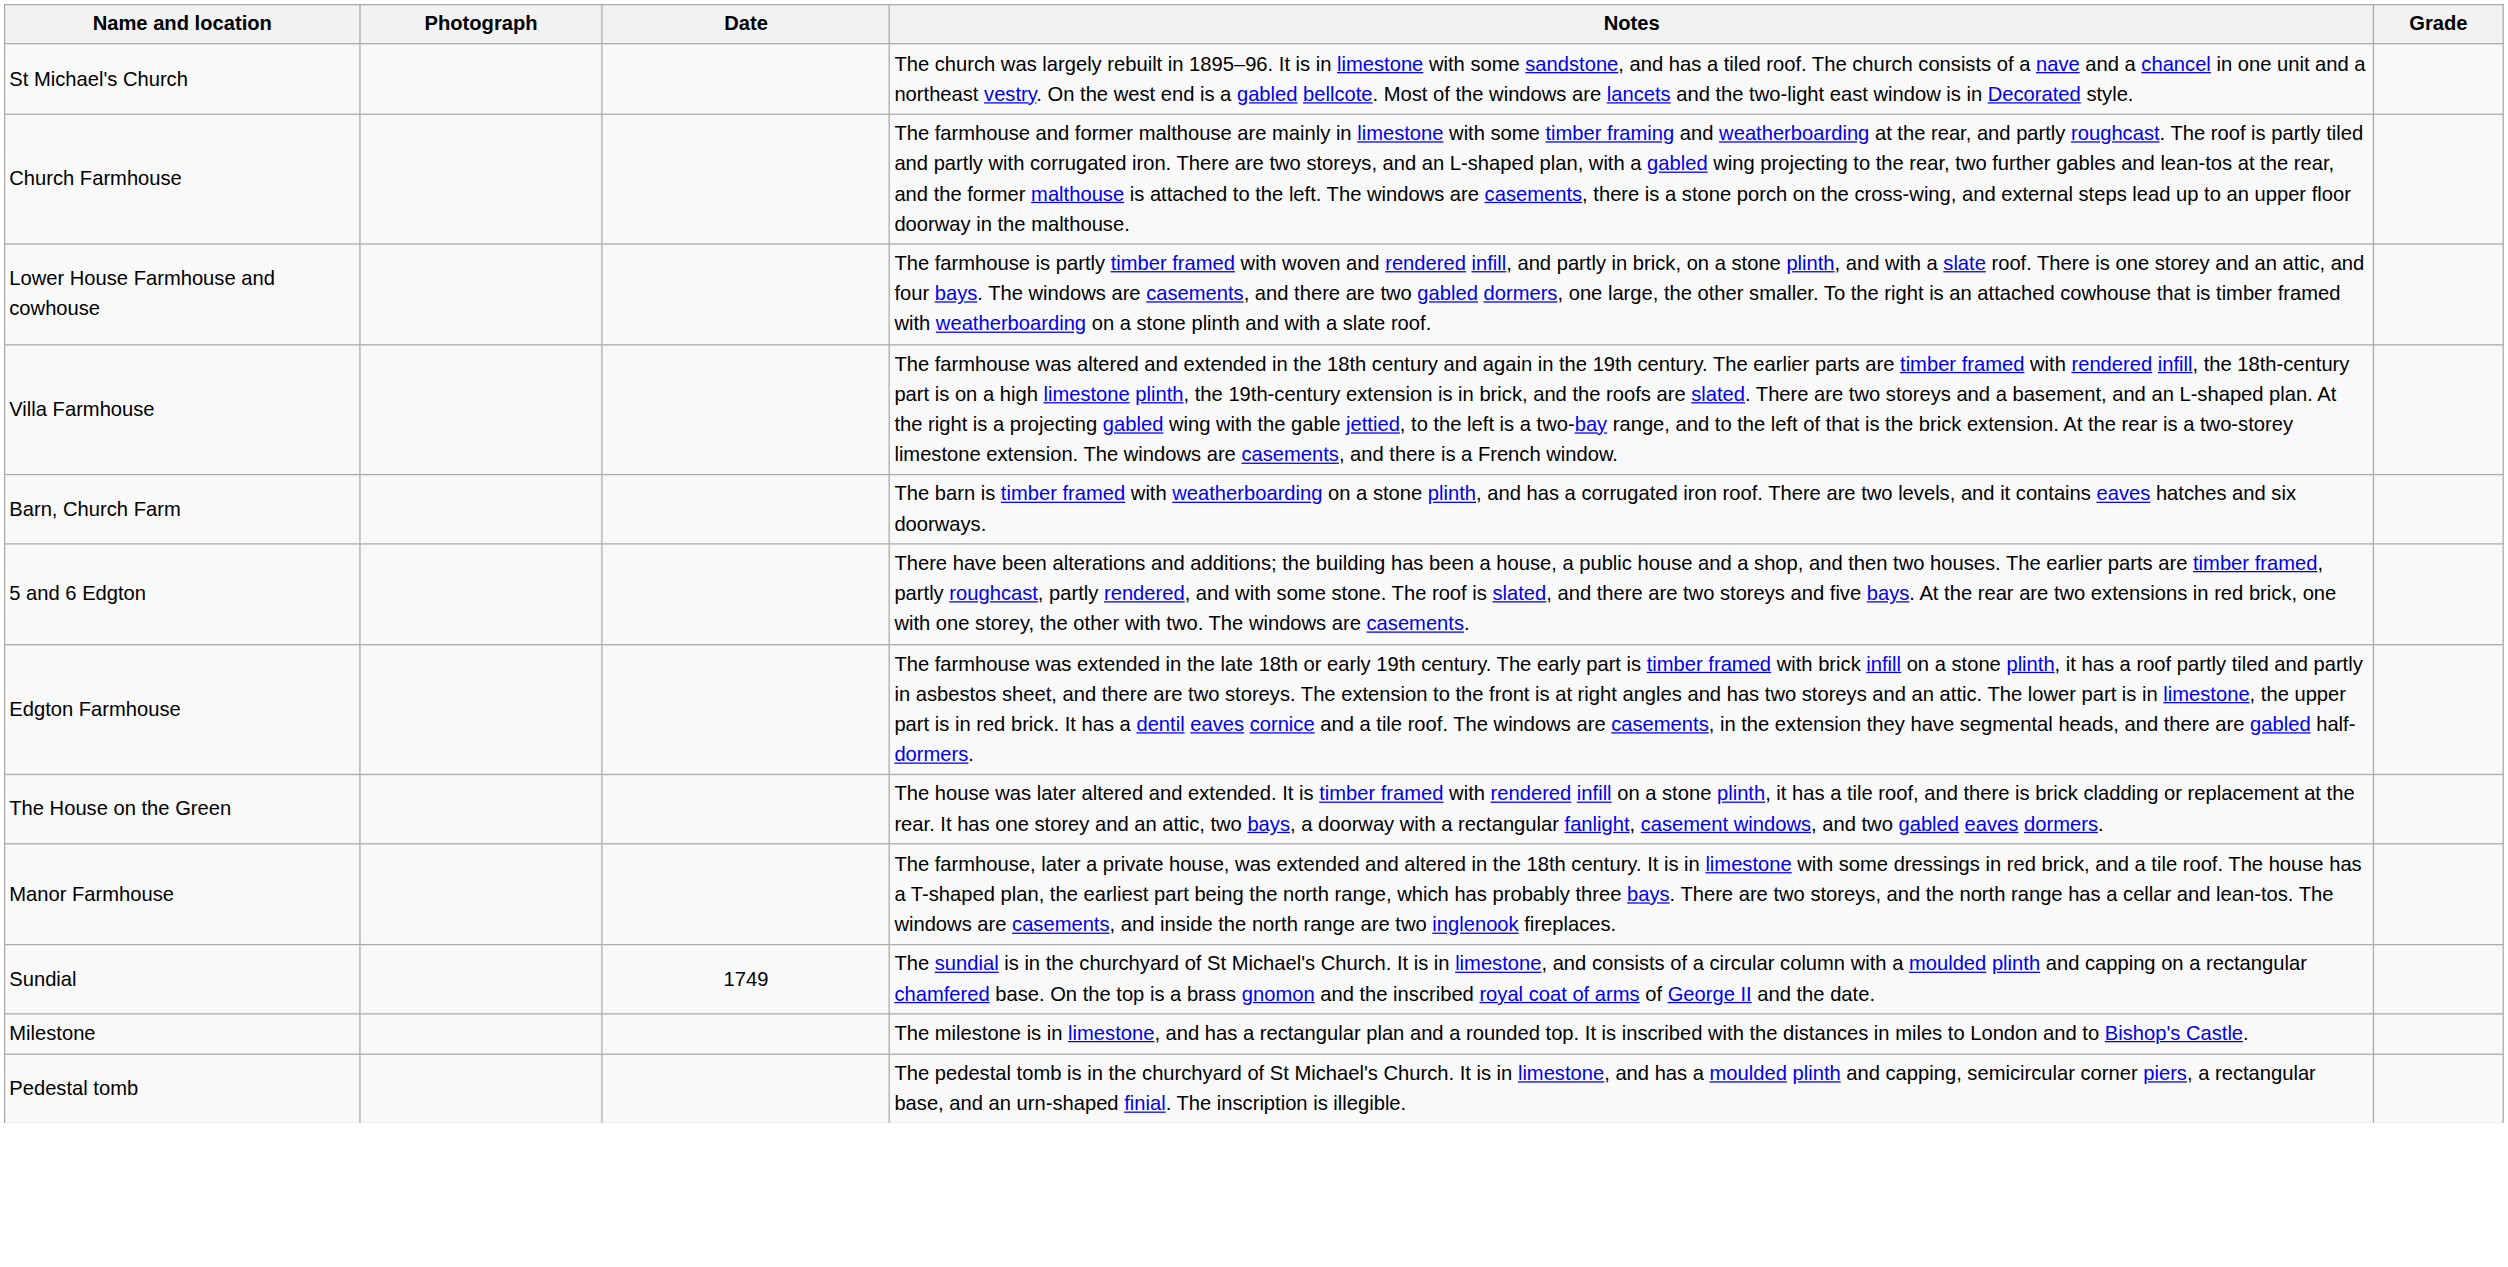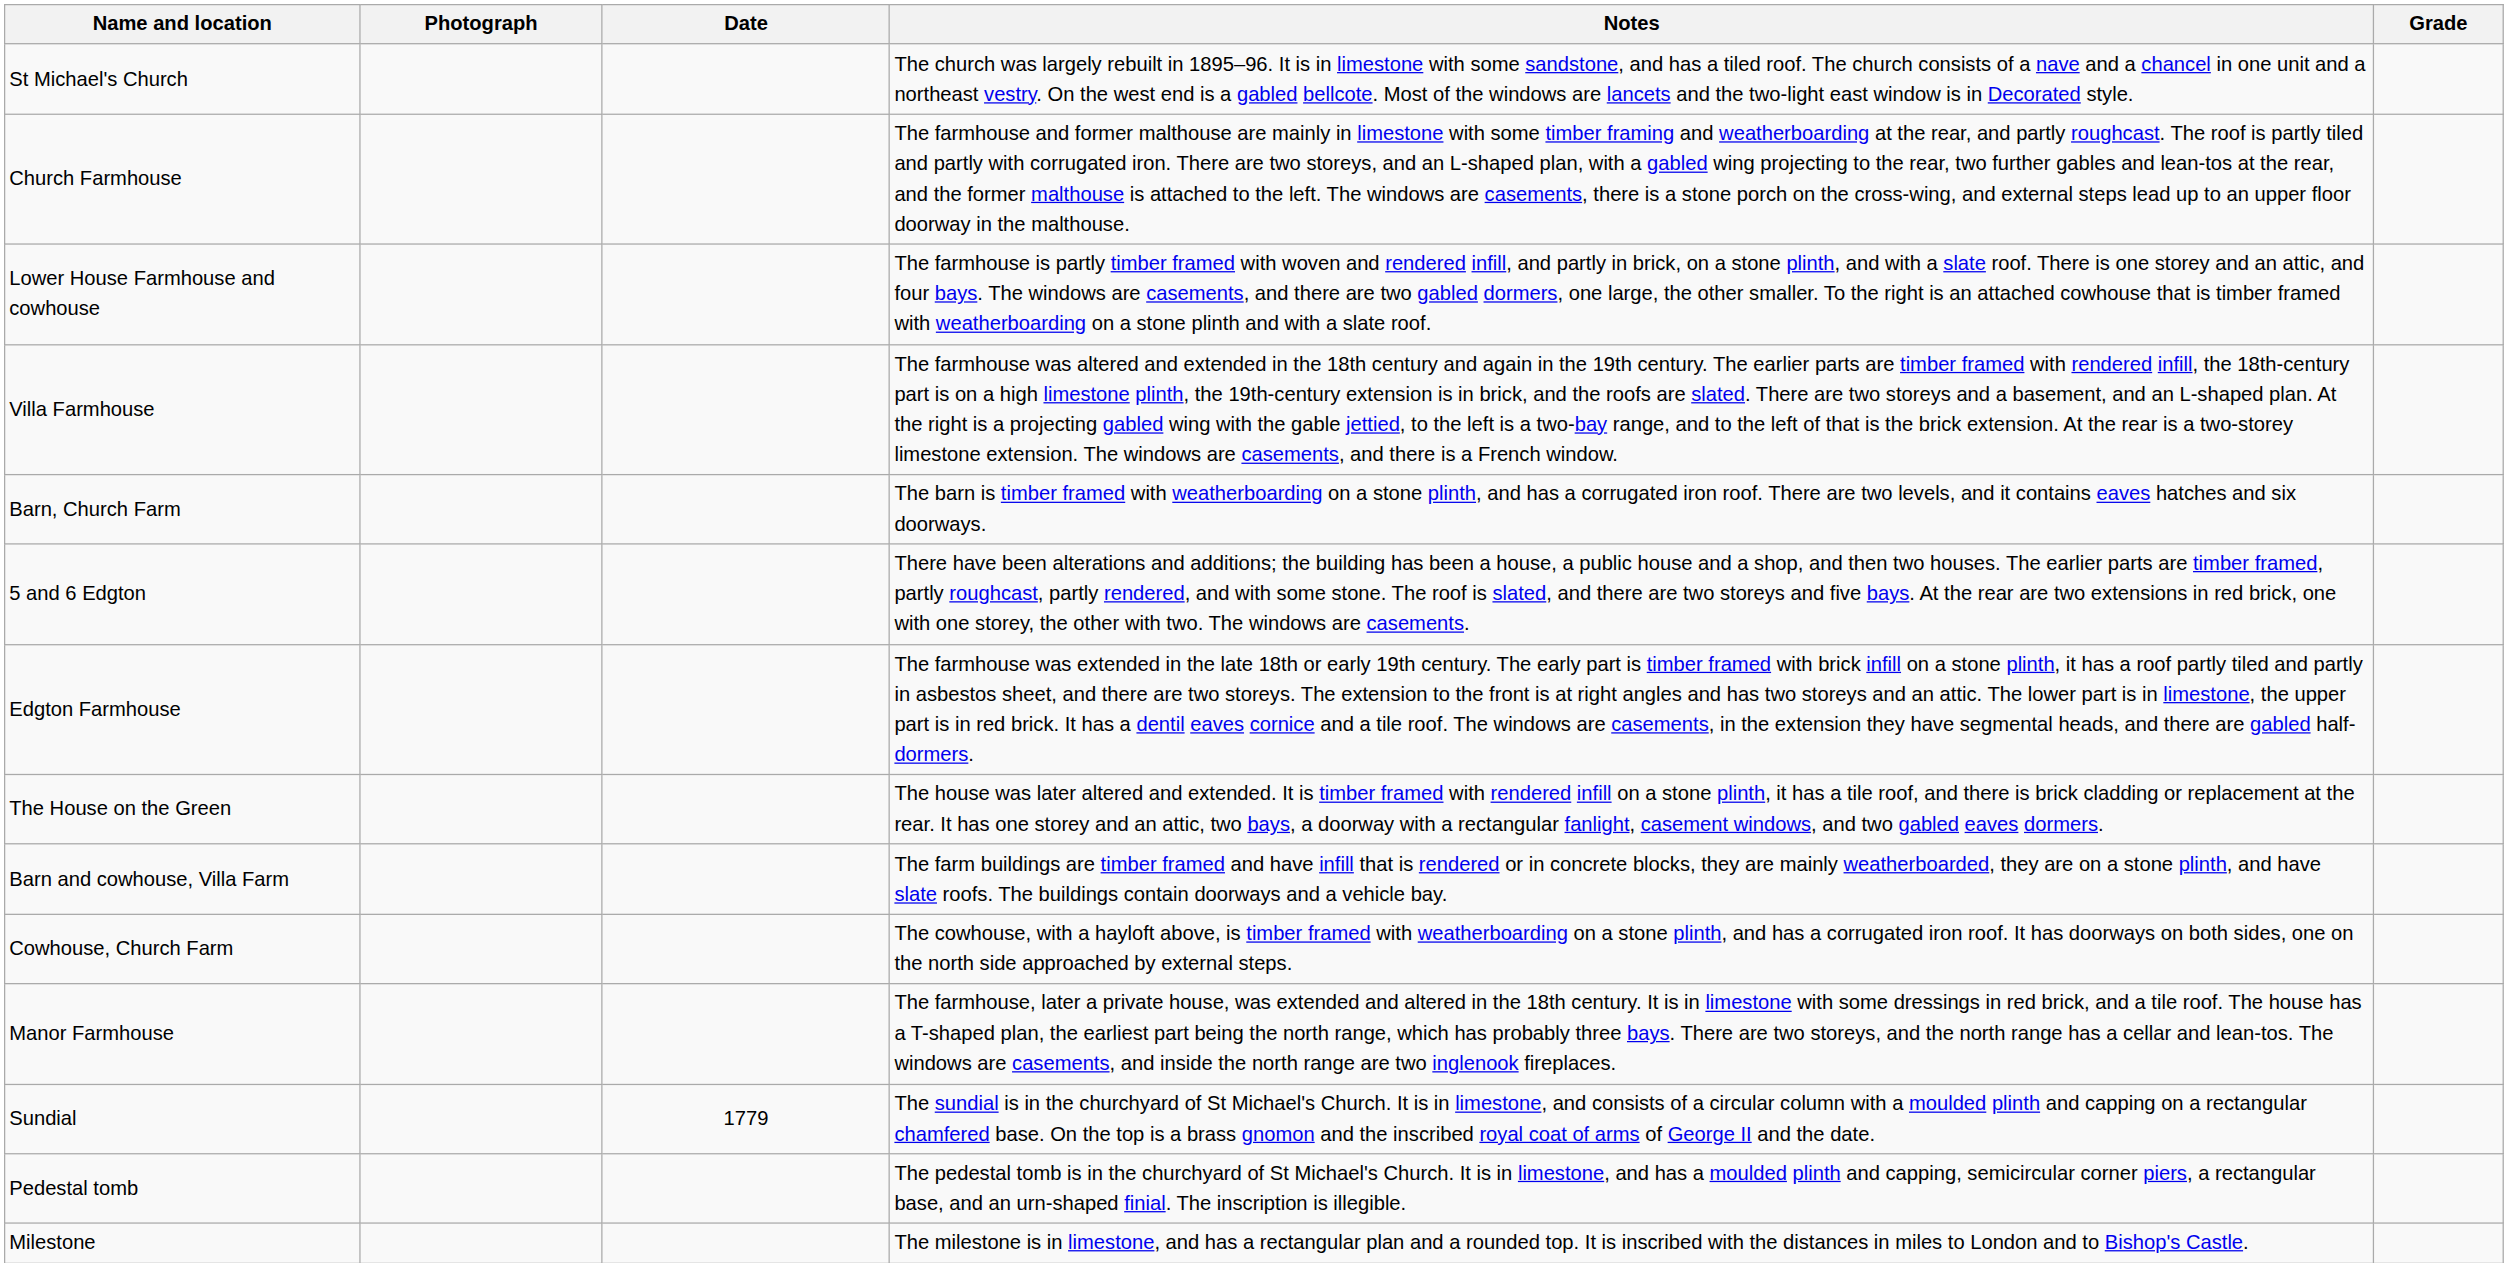+ row: (149, 879)
+ row: (121, 948)
(746, 979) 1749 -> (746, 1118) 1779
rows swapped: (74, 1088) <-> (52, 1033)
